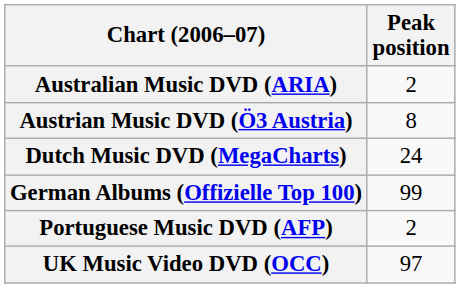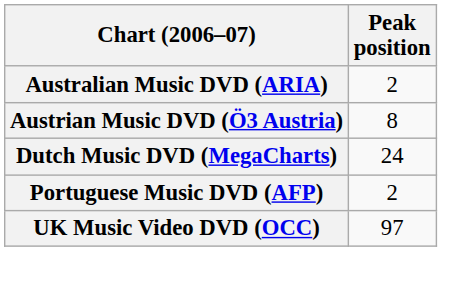- row: (186, 192)
